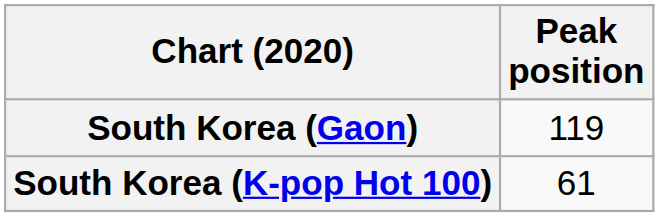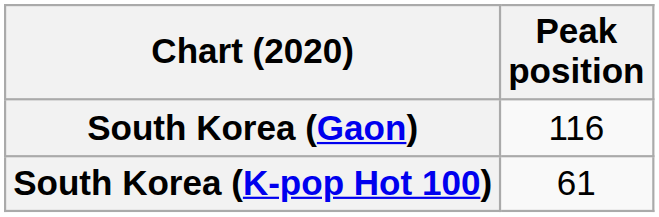(576, 127) 119 -> (576, 127) 116
